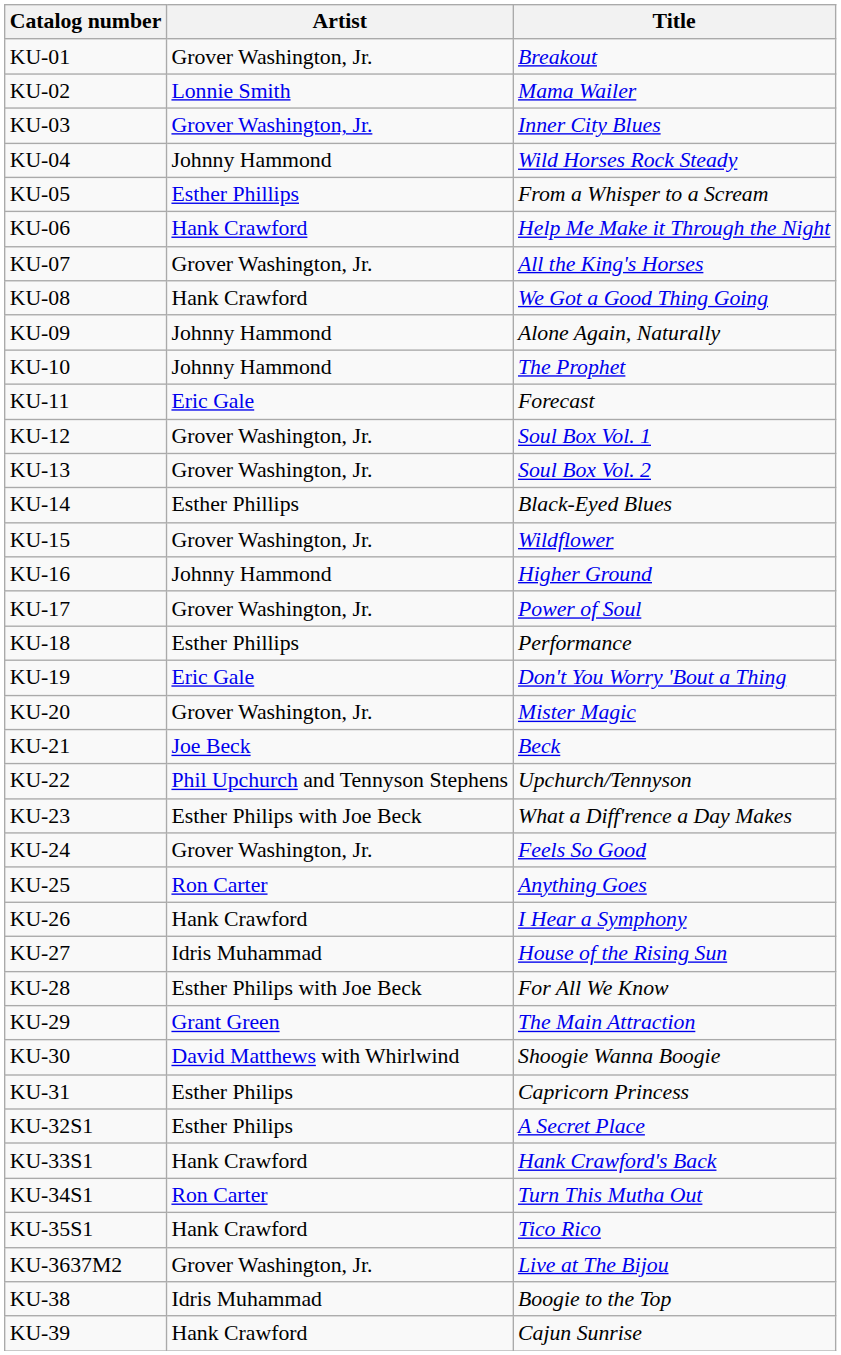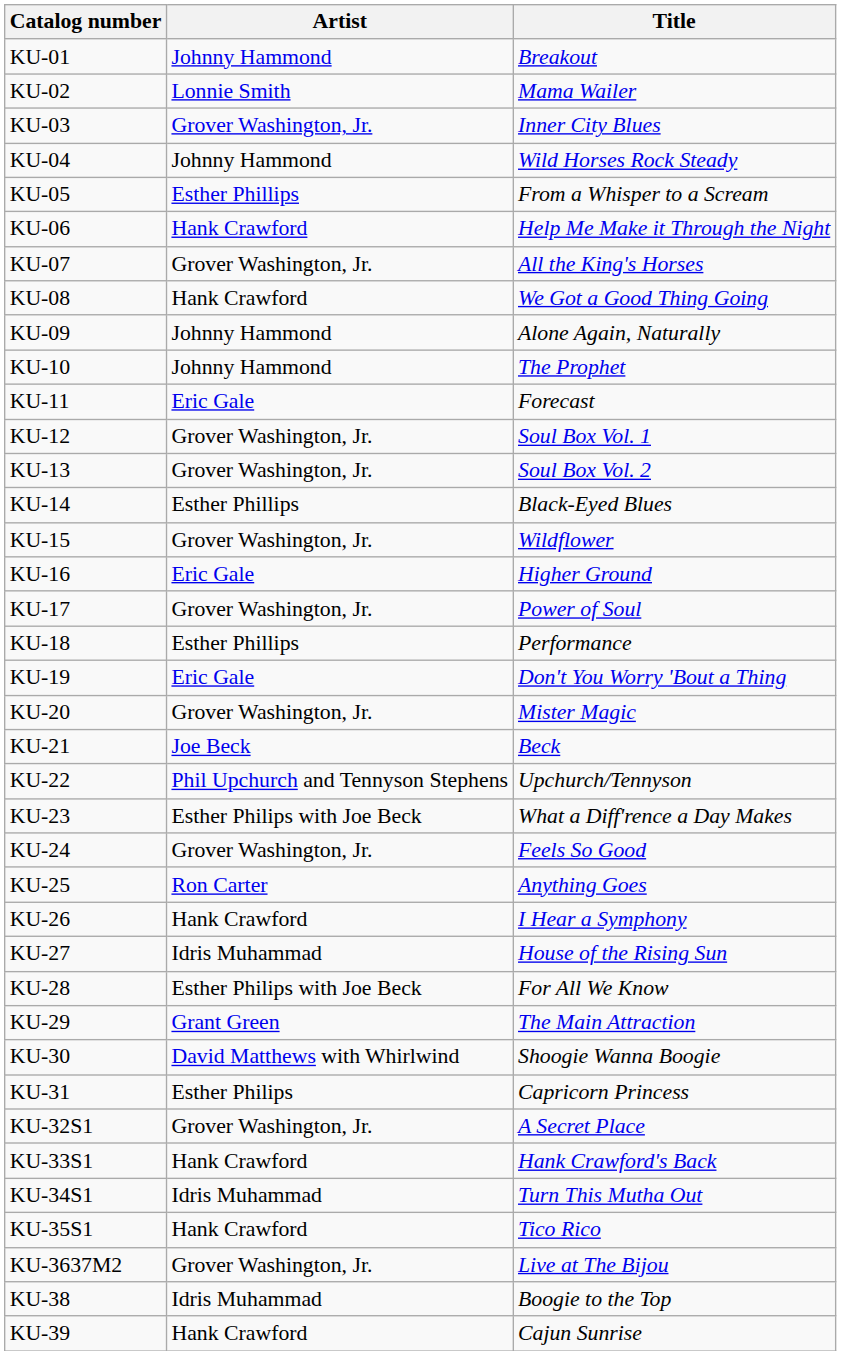(272, 56) Grover Washington, Jr. -> (252, 56) Johnny Hammond
(252, 573) Johnny Hammond -> (213, 573) Eric Gale
(232, 1126) Esther Philips -> (272, 1126) Grover Washington, Jr.
(219, 1195) Ron Carter -> (247, 1195) Idris Muhammad
